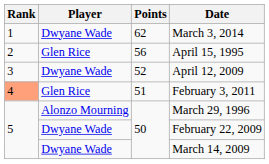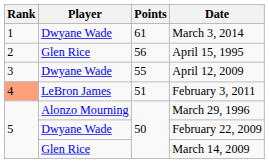(140, 33) 62 -> (140, 33) 61
(140, 71) 52 -> (140, 71) 55
(66, 91) Glen Rice -> (76, 91) LeBron James
(77, 149) Dwyane Wade -> (66, 149) Glen Rice
